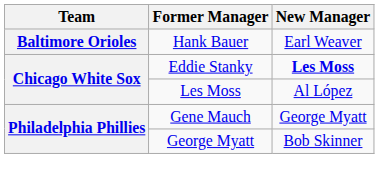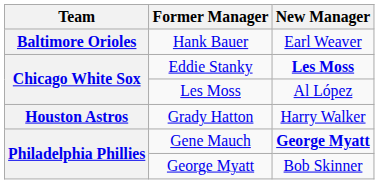+ row: (211, 116)
(323, 116) normal -> (323, 141) bold
